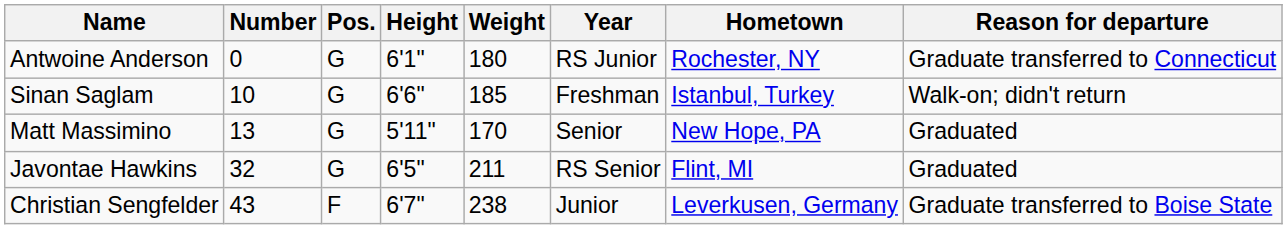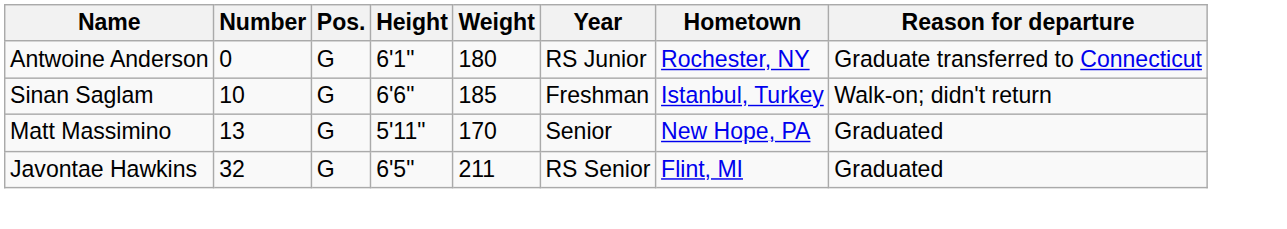- row: (114, 205)
